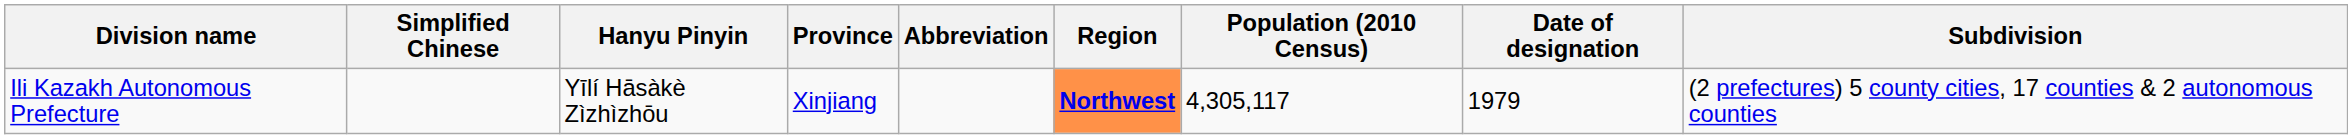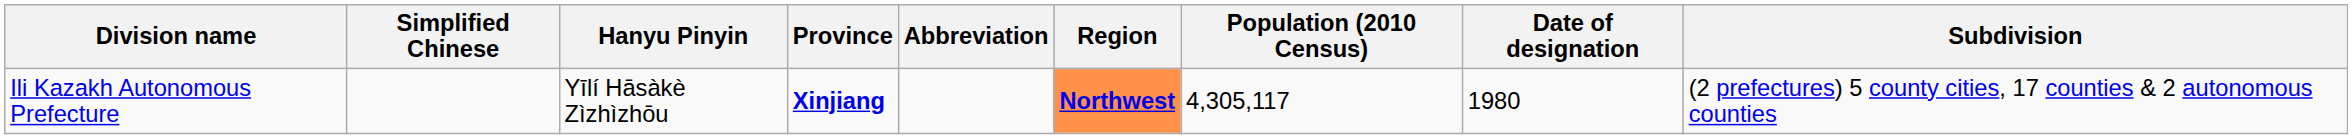(835, 100) normal -> (839, 100) bold
(1494, 100) 1979 -> (1494, 100) 1980
